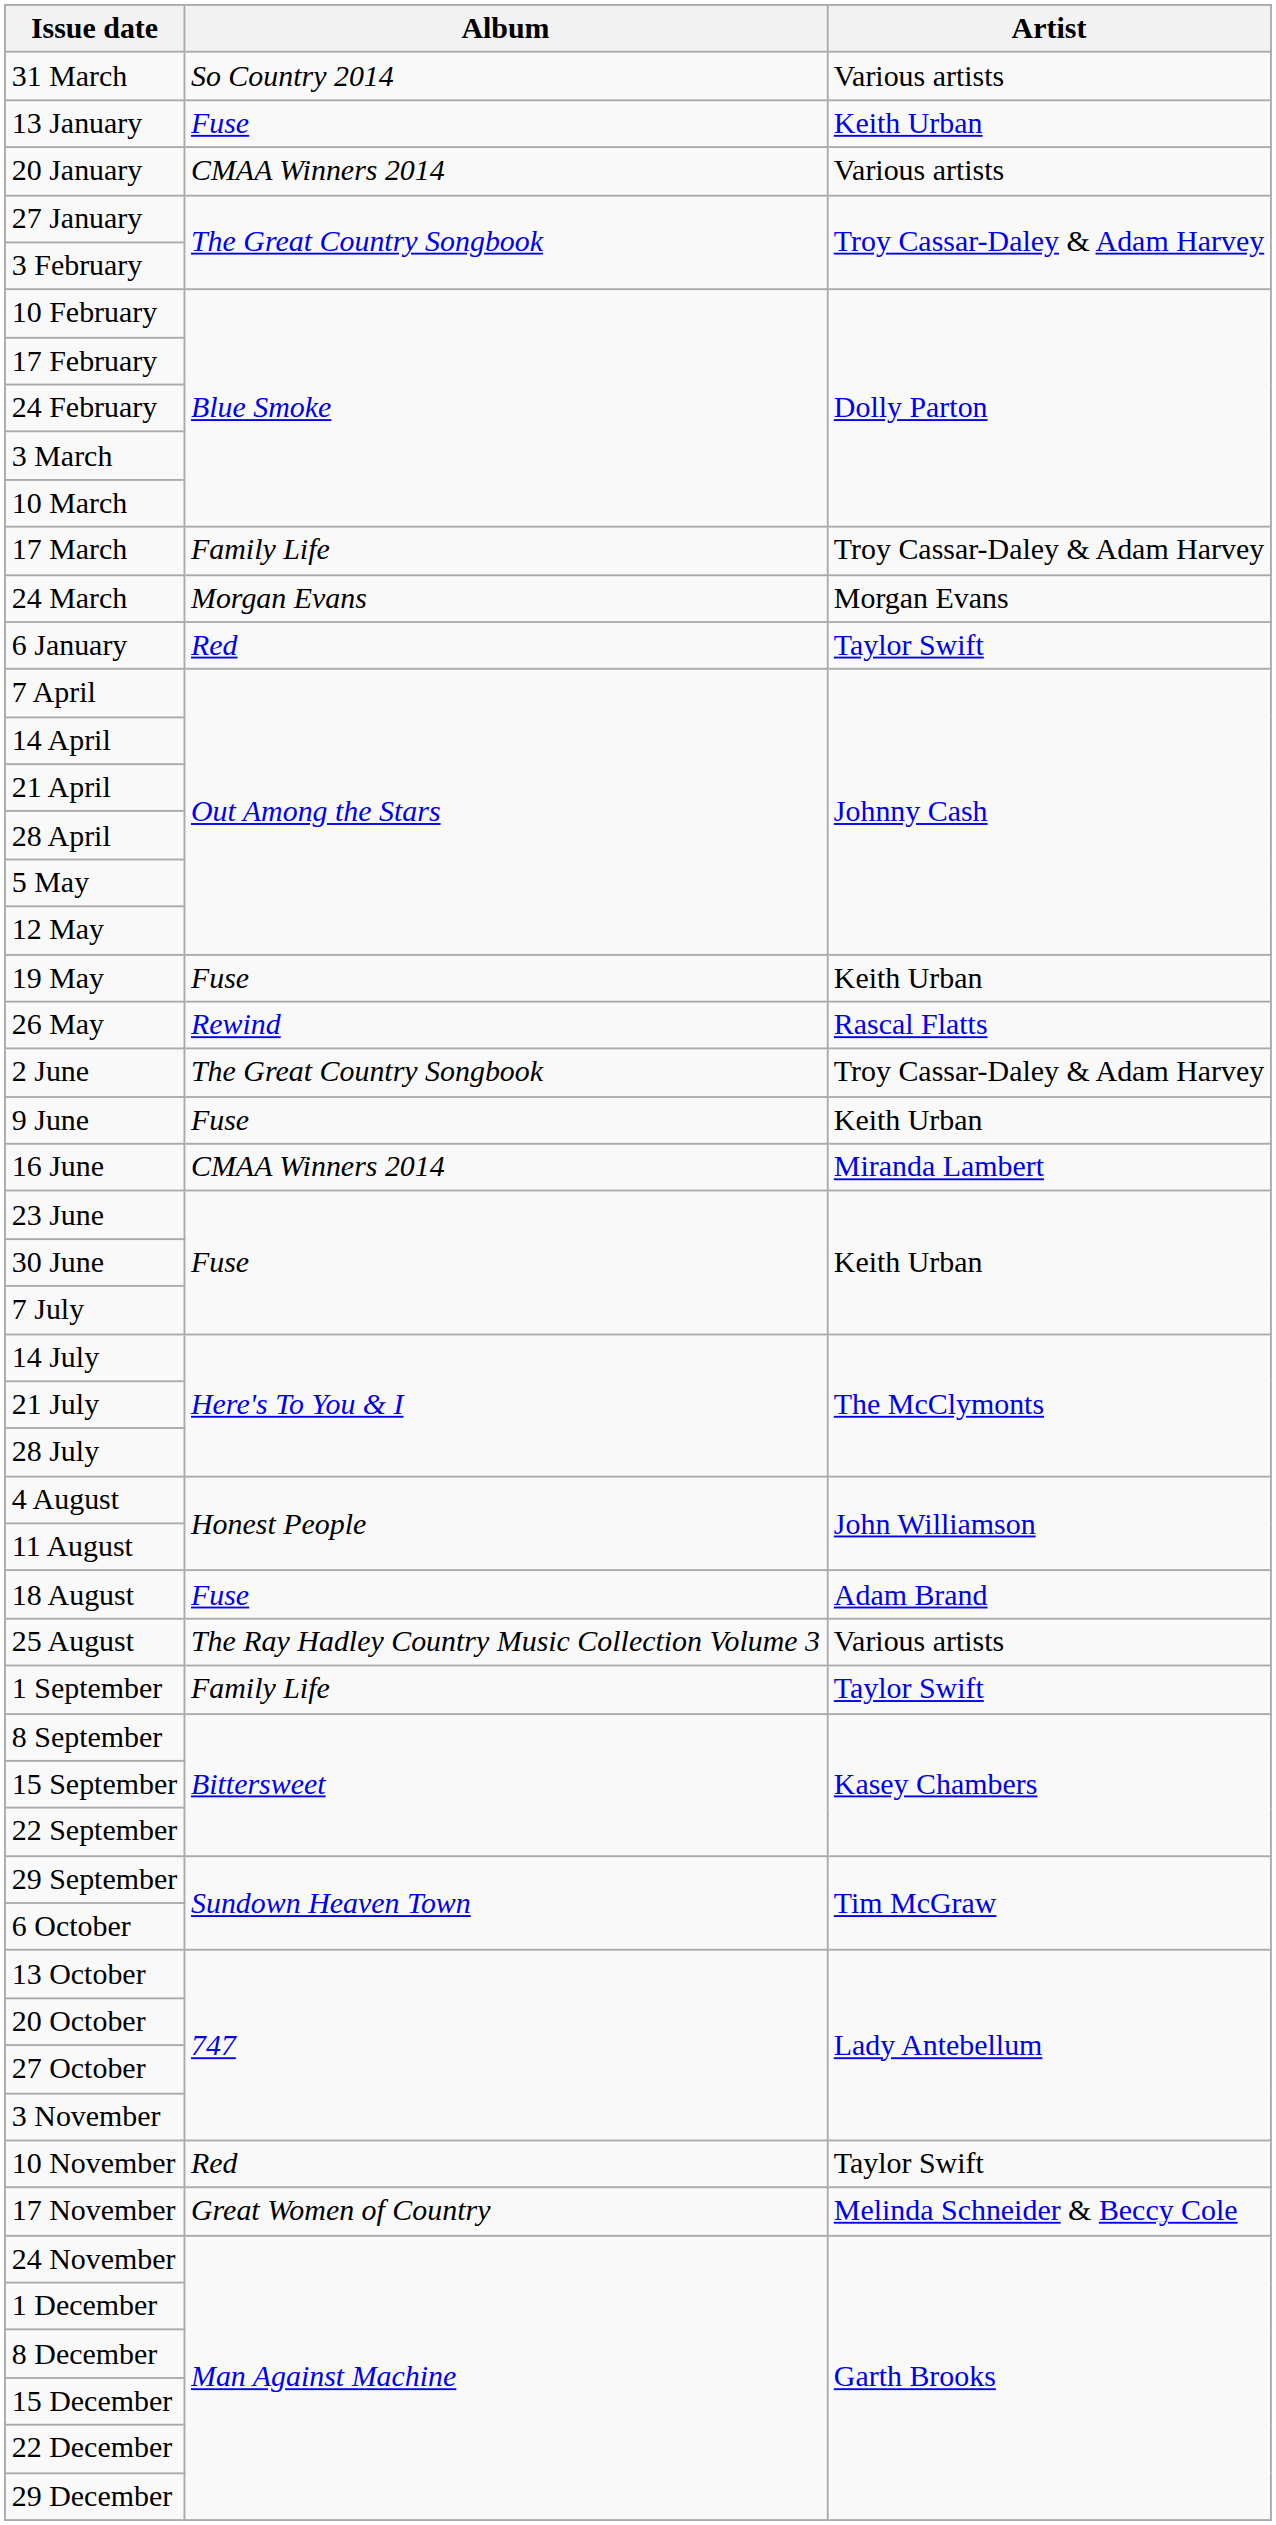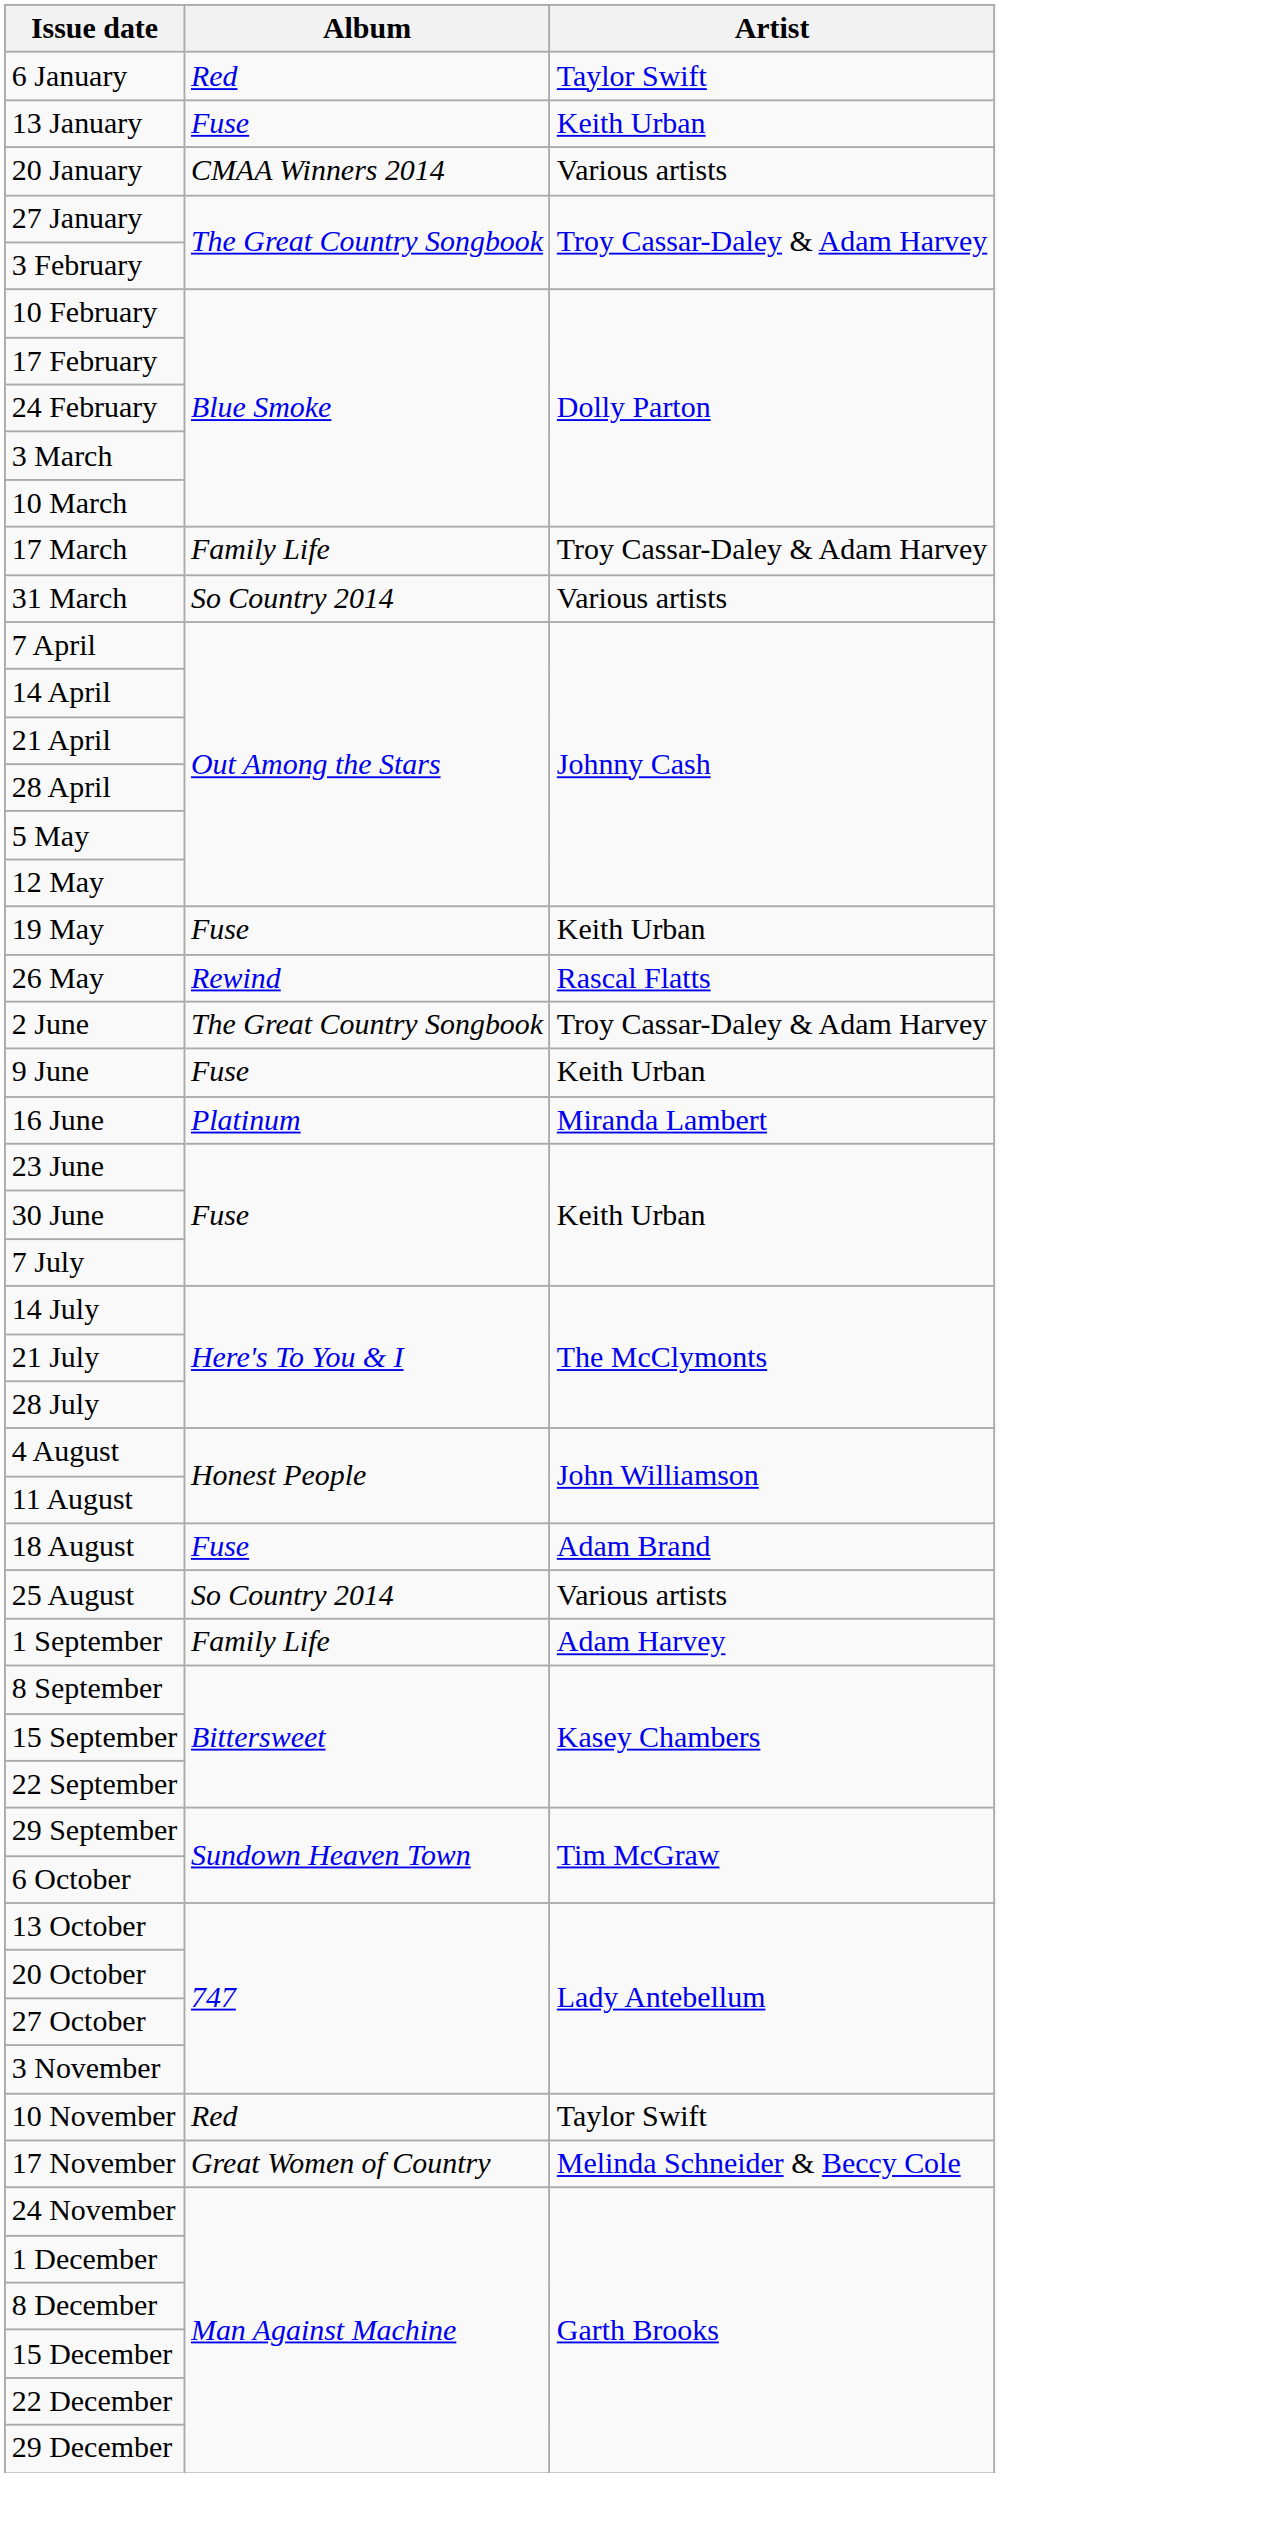rows swapped: (70, 645) <-> (70, 75)
- row: (70, 597)
(318, 1167) CMAA Winners 2014 -> (246, 1119) Platinum
(505, 1641) The Ray Hadley Country Music Collection Volume 3 -> (292, 1594) So Country 2014
(909, 1689) Taylor Swift -> (641, 1641) Adam Harvey
